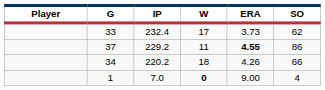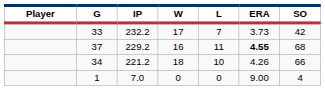+ column: (219, 14)
(157, 32) 232.4 -> (138, 32) 232.2
(297, 32) 62 -> (300, 32) 42
(204, 47) 11 -> (178, 47) 16
(297, 47) 86 -> (300, 47) 68
(157, 62) 220.2 -> (138, 62) 221.2
(204, 77) bold -> (178, 77) normal
